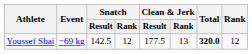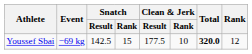(127, 42) 12 -> (127, 42) 15
(183, 42) 13 -> (183, 42) 10
